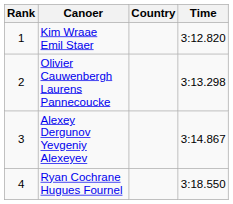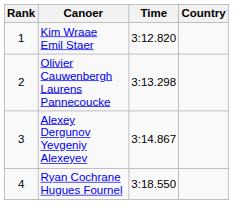columns swapped: (153, 13) <-> (203, 13)
